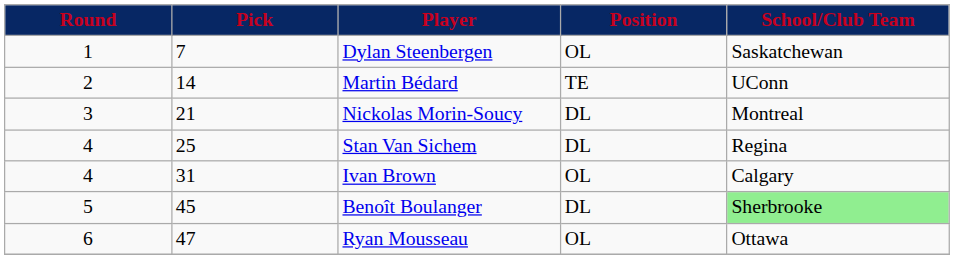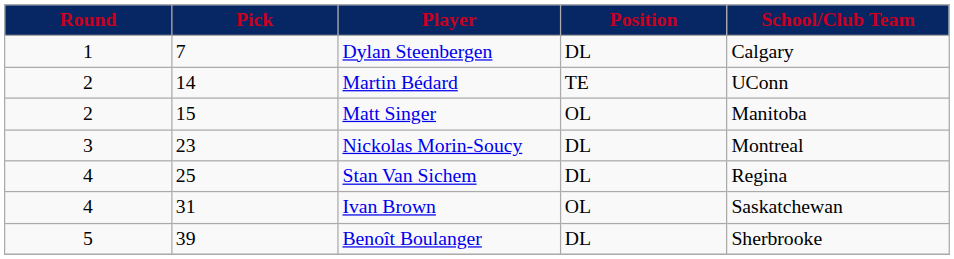(578, 51) OL -> (578, 51) DL
(787, 51) Saskatchewan -> (763, 51) Calgary
+ row: (389, 113)
(186, 113) 21 -> (186, 144) 23
(763, 176) Calgary -> (787, 207) Saskatchewan
(186, 207) 45 -> (186, 238) 39
(777, 207) lightgreen background -> (777, 238) no background
- row: (405, 238)
